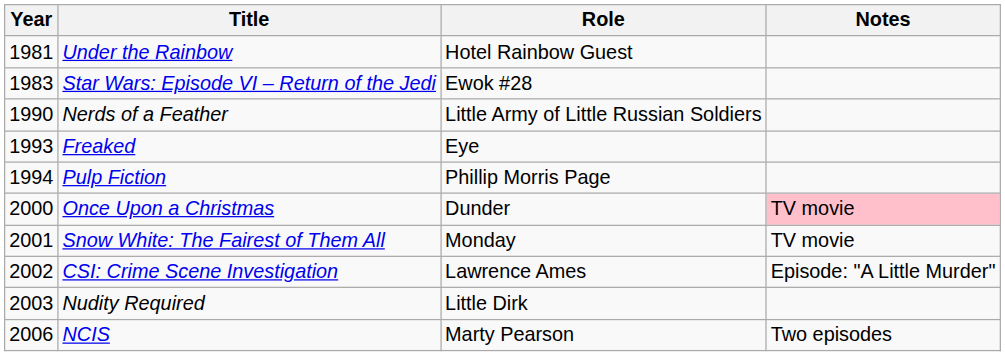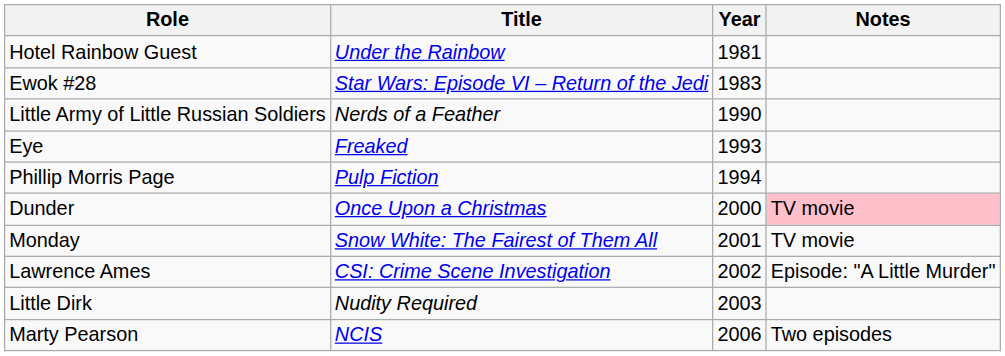columns swapped: (31, 20) <-> (603, 20)
